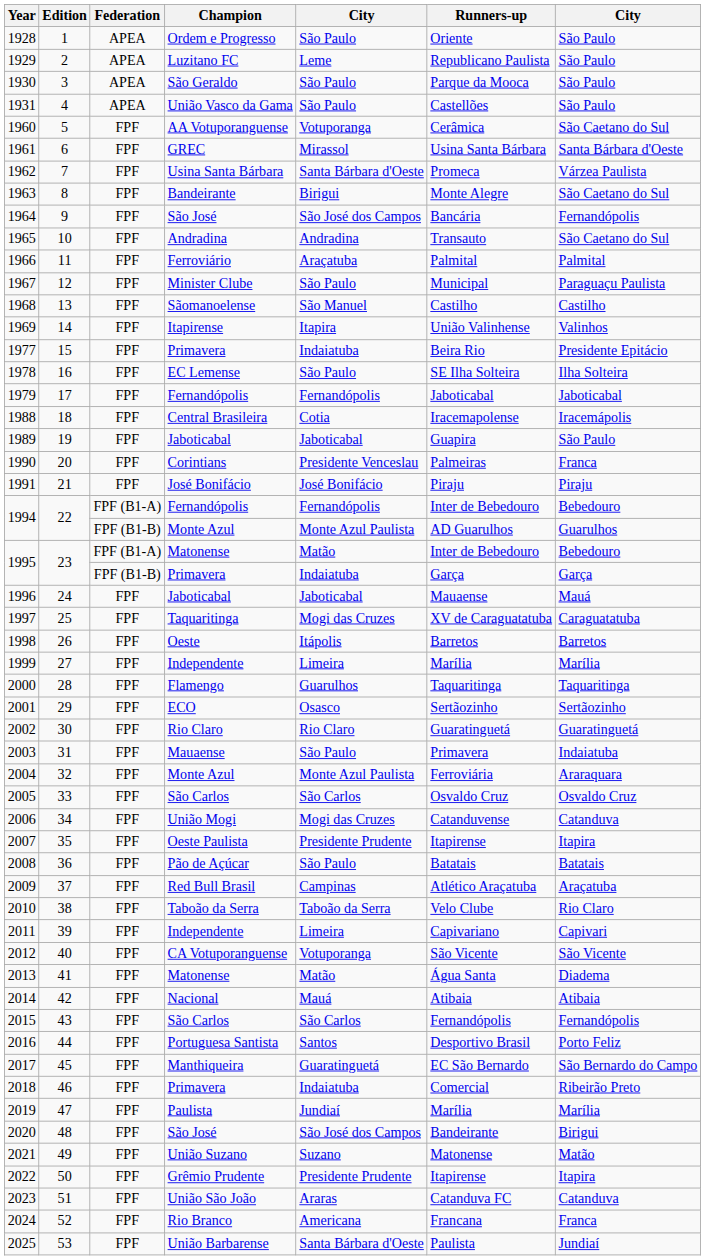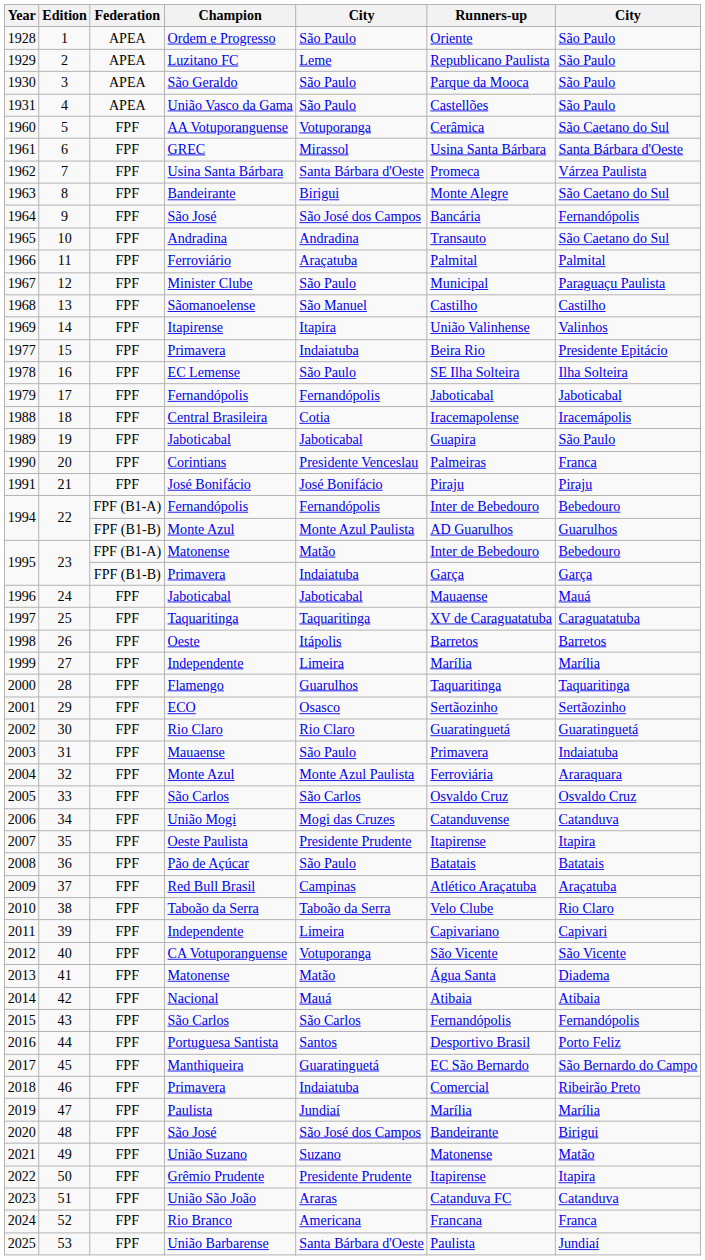(347, 618) Mogi das Cruzes -> (335, 618) Taquaritinga
